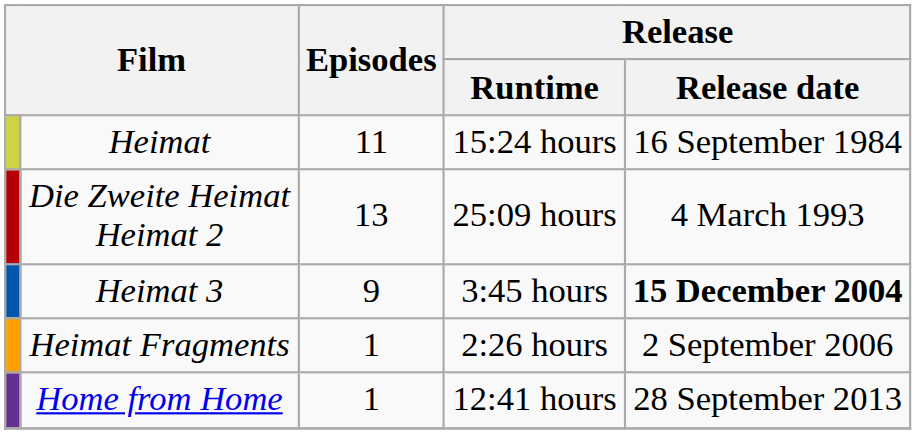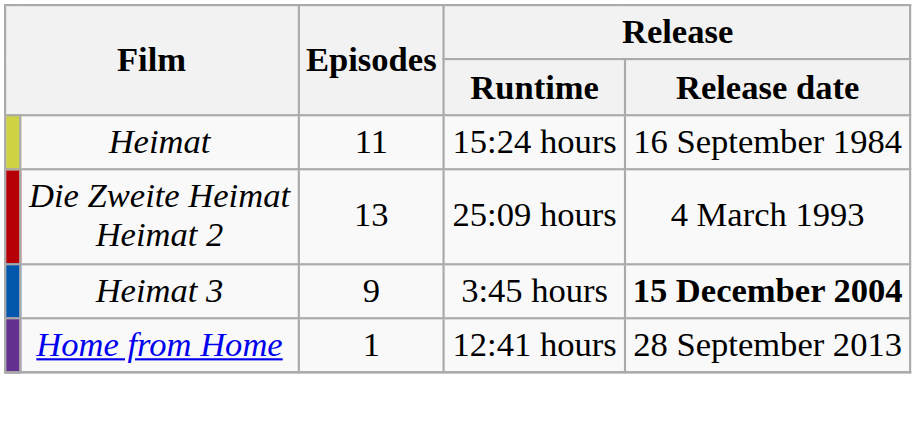- row: (160, 344)
